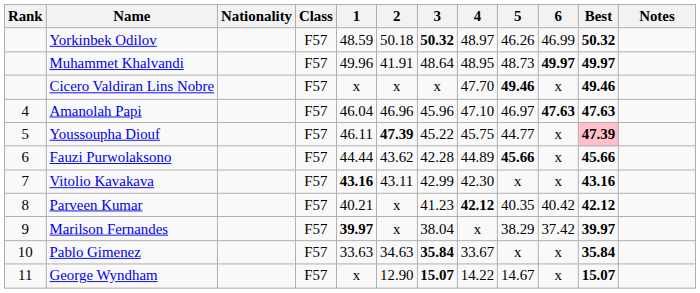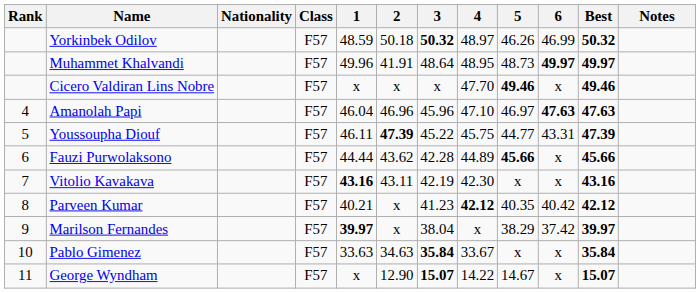(558, 134) x -> (558, 134) 43.31
(598, 134) pink background -> (598, 134) no background
(437, 181) 42.99 -> (437, 181) 42.19
